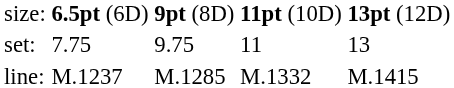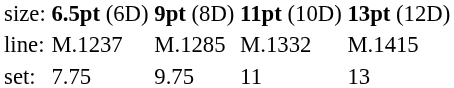rows swapped: (20, 45) <-> (24, 76)
